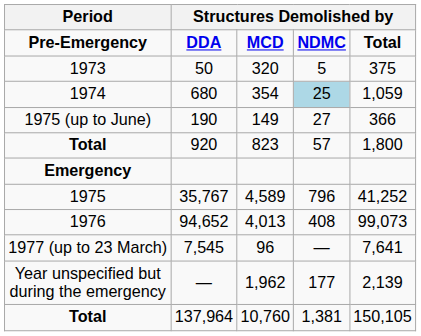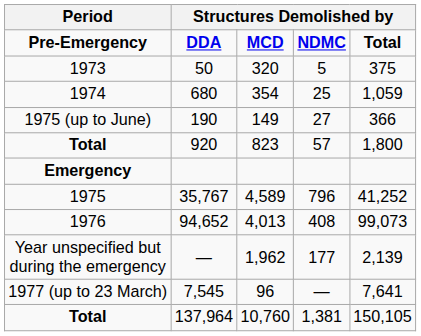(322, 94) lightblue background -> (322, 94) no background
rows swapped: (88, 247) <-> (88, 282)
